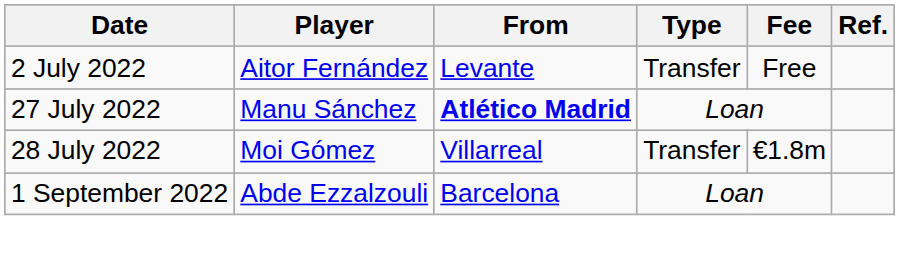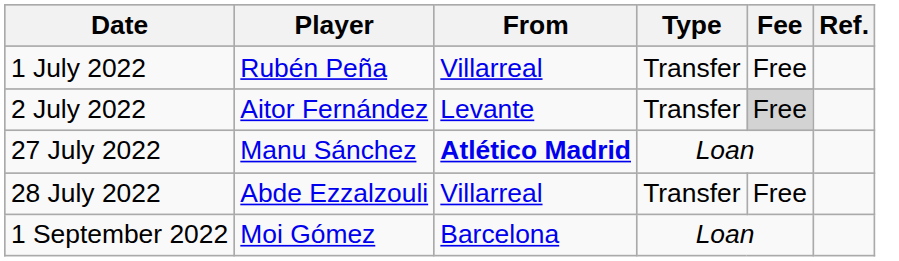+ row: (78, 67)
(789, 67) no background -> (780, 109) lightgrey background
(308, 151) Moi Gómez -> (334, 192) Abde Ezzalzouli
(789, 151) €1.8m -> (780, 192) Free
(334, 192) Abde Ezzalzouli -> (308, 234) Moi Gómez
